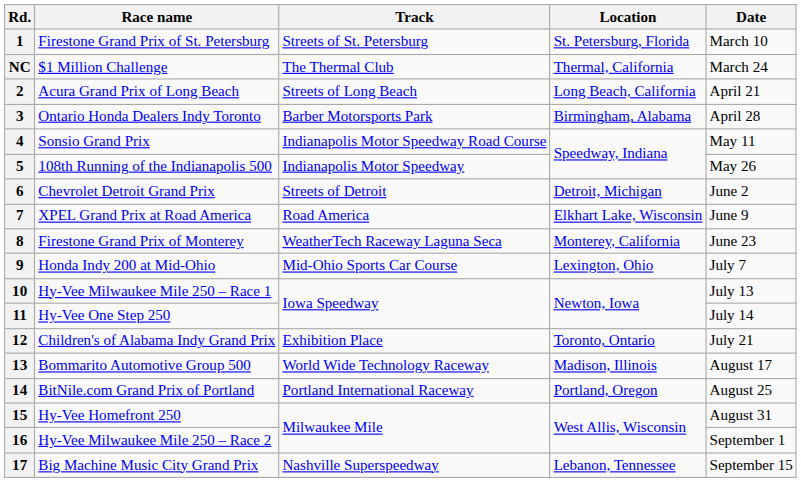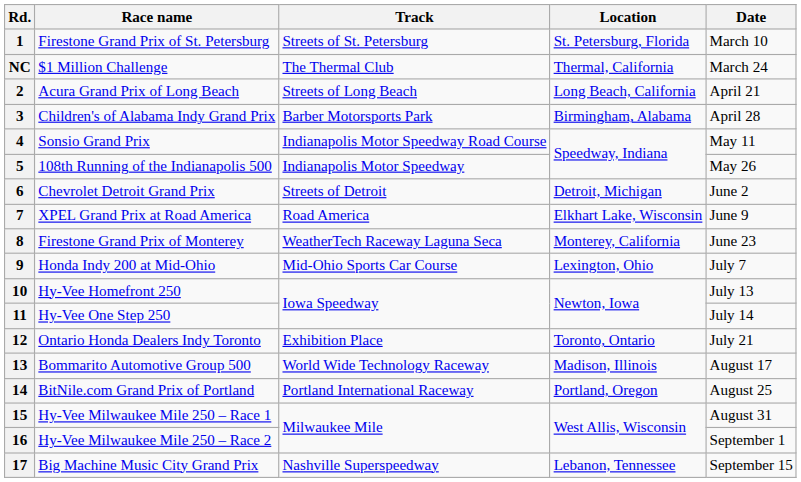(150, 116) Ontario Honda Dealers Indy Toronto -> (157, 116) Children's of Alabama Indy Grand Prix
(155, 290) Hy-Vee Milwaukee Mile 250 – Race 1 -> (110, 290) Hy-Vee Homefront 250
(157, 340) Children's of Alabama Indy Grand Prix -> (150, 340) Ontario Honda Dealers Indy Toronto
(110, 415) Hy-Vee Homefront 250 -> (155, 415) Hy-Vee Milwaukee Mile 250 – Race 1
